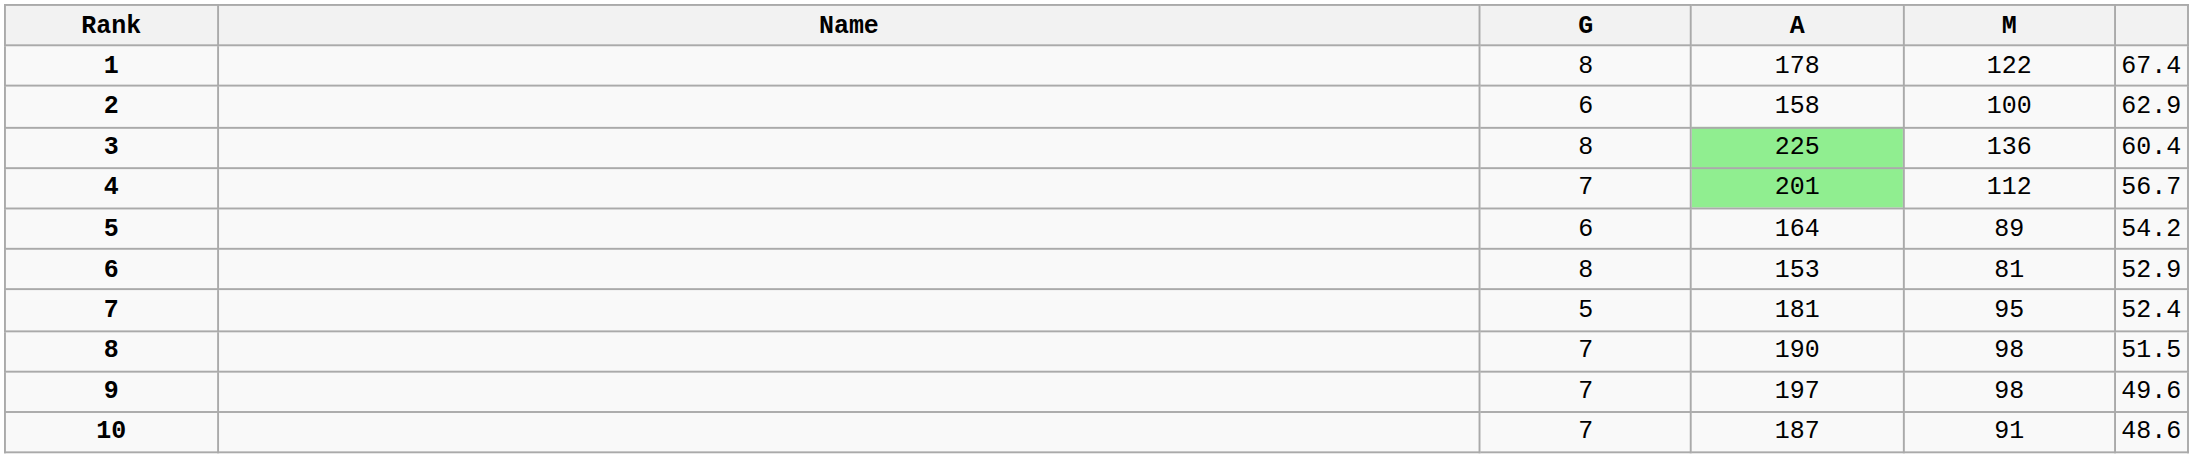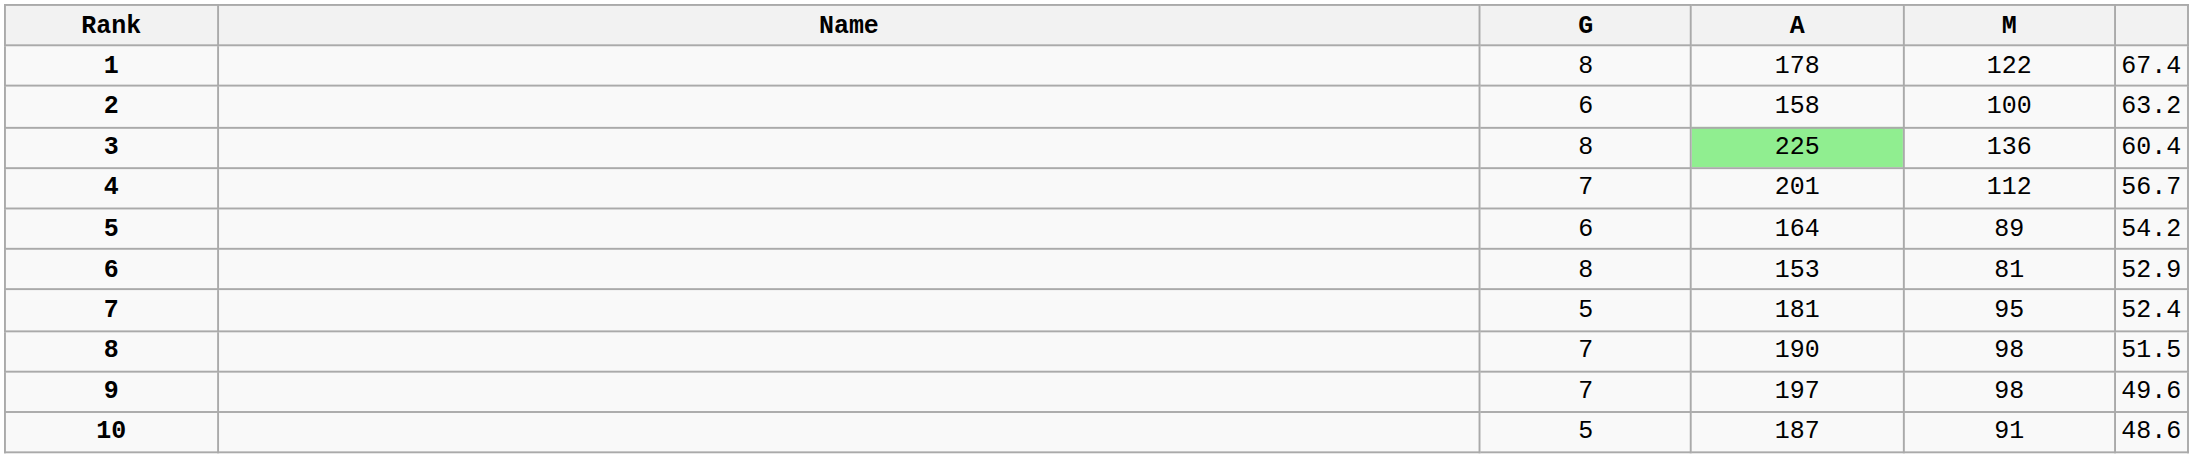(2151, 107) 62.9 -> (2151, 107) 63.2
(1797, 188) lightgreen background -> (1797, 188) no background
(1586, 432) 7 -> (1586, 432) 5
